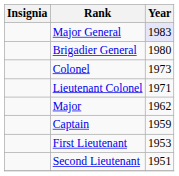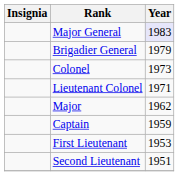(160, 50) 1980 -> (160, 50) 1979
